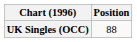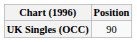(111, 29) 88 -> (111, 29) 90
